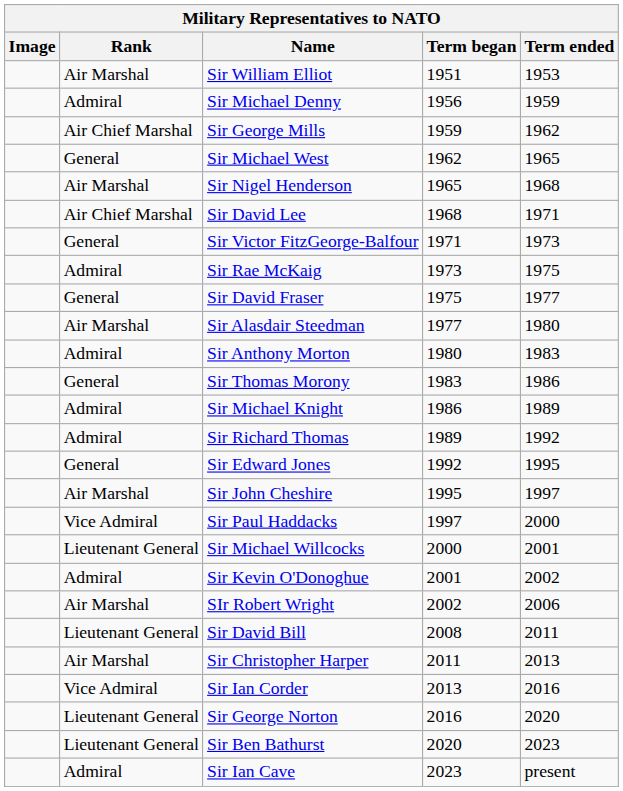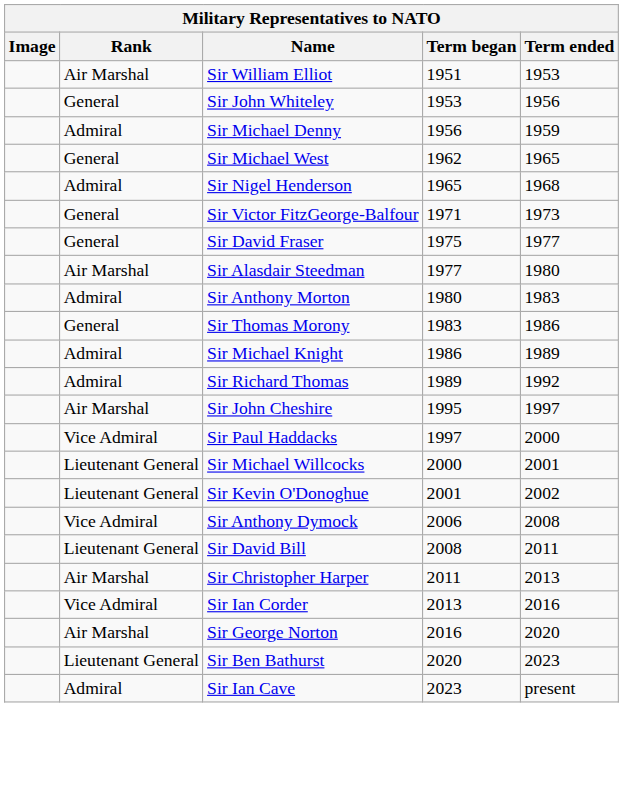+ row: (270, 102)
- row: (266, 130)
(106, 185) Air Marshal -> (93, 185) Admiral
- row: (256, 213)
- row: (264, 269)
- row: (269, 465)
(93, 576) Admiral -> (131, 492) Lieutenant General
- row: (271, 604)
+ row: (282, 520)
(131, 716) Lieutenant General -> (106, 632) Air Marshal
